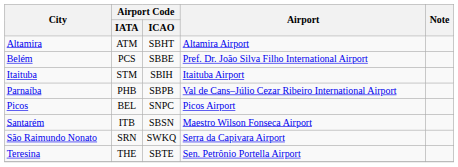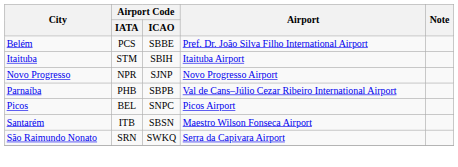- row: (24, 43)
+ row: (39, 75)
- row: (23, 153)
